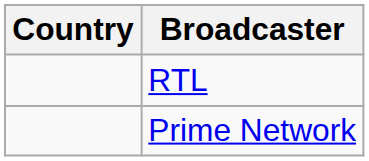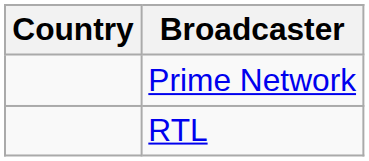rows swapped: (178, 79) <-> (252, 130)
